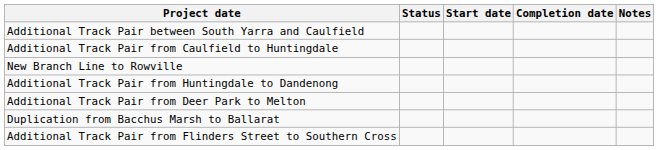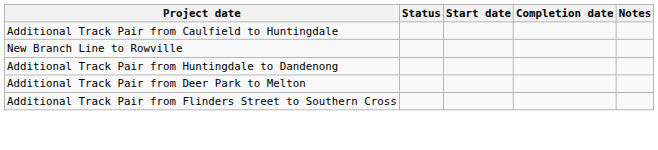- row: (186, 31)
- row: (143, 119)
